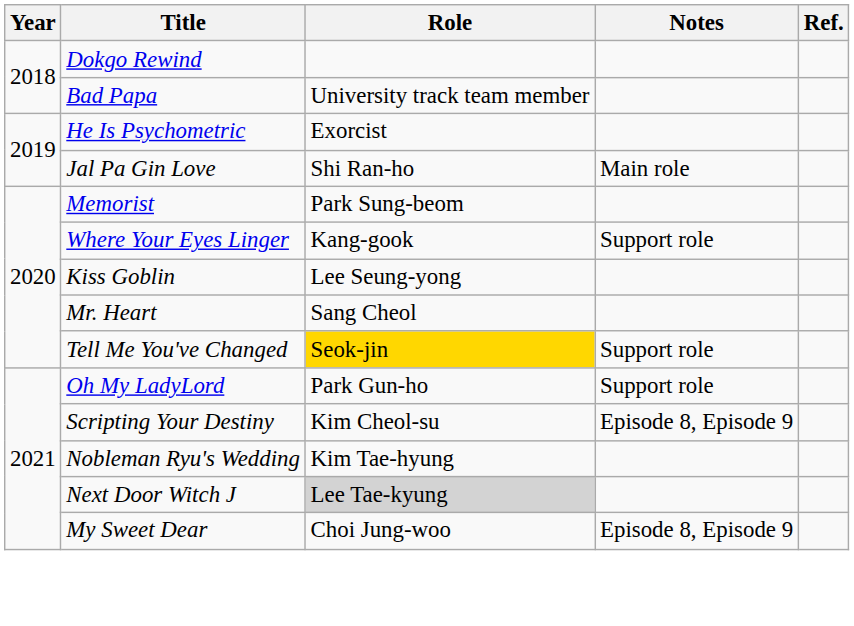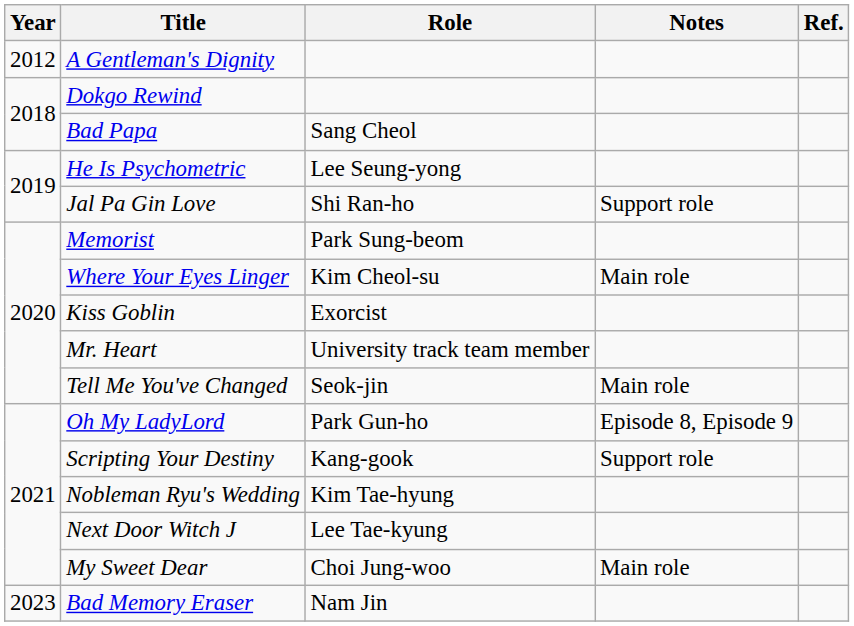+ row: (170, 58)
(450, 95) University track team member -> (364, 131) Sang Cheol
(349, 131) Exorcist -> (386, 167) Lee Seung-yong
(645, 167) Main role -> (657, 204) Support role
(362, 240) Kang-gook -> (375, 276) Kim Cheol-su
(657, 240) Support role -> (645, 276) Main role
(386, 276) Lee Seung-yong -> (349, 312) Exorcist
(364, 312) Sang Cheol -> (450, 349) University track team member
(349, 349) gold background -> (349, 385) no background
(657, 349) Support role -> (645, 385) Main role
(657, 385) Support role -> (697, 421) Episode 8, Episode 9
(375, 421) Kim Cheol-su -> (362, 458) Kang-gook
(697, 421) Episode 8, Episode 9 -> (657, 458) Support role
(379, 494) lightgrey background -> (379, 530) no background
(697, 530) Episode 8, Episode 9 -> (645, 566) Main role
+ row: (160, 603)
